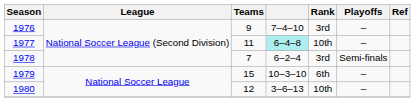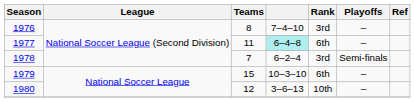(249, 27) 9 -> (249, 27) 8
(323, 43) 10th -> (323, 43) 6th
